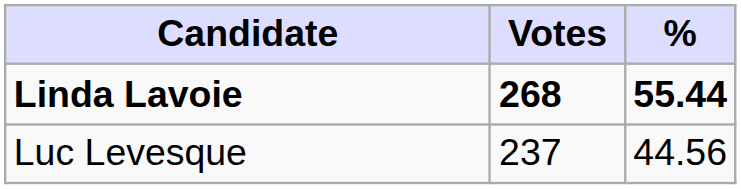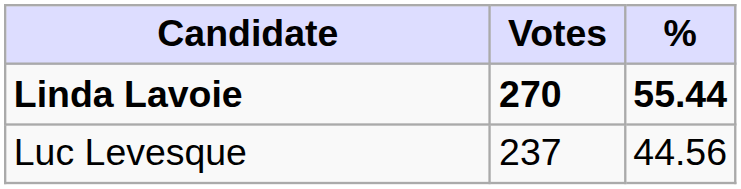(530, 93) 268 -> (530, 93) 270
